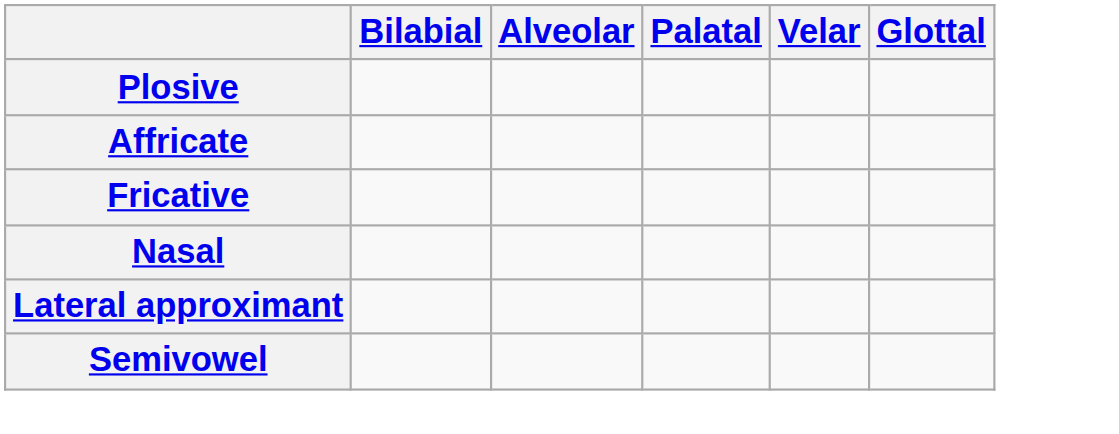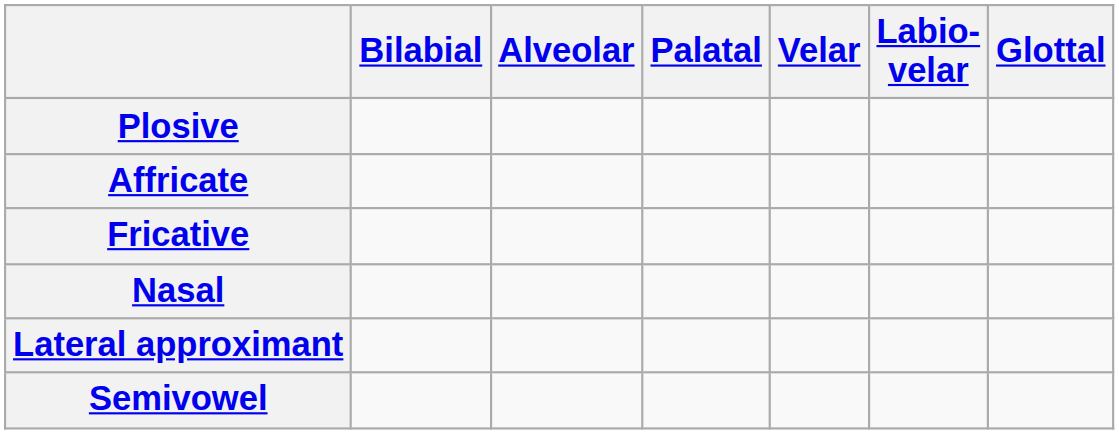+ column: (928, 51)
